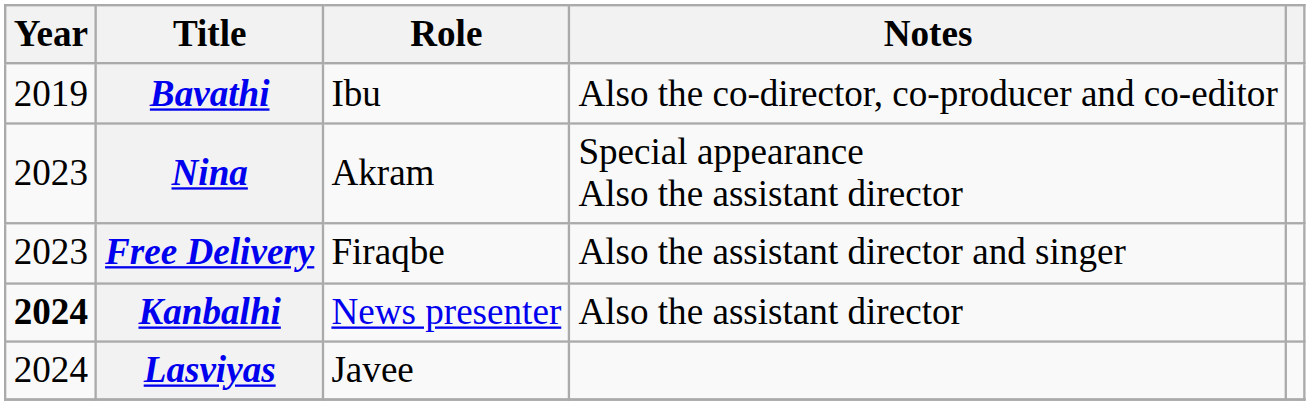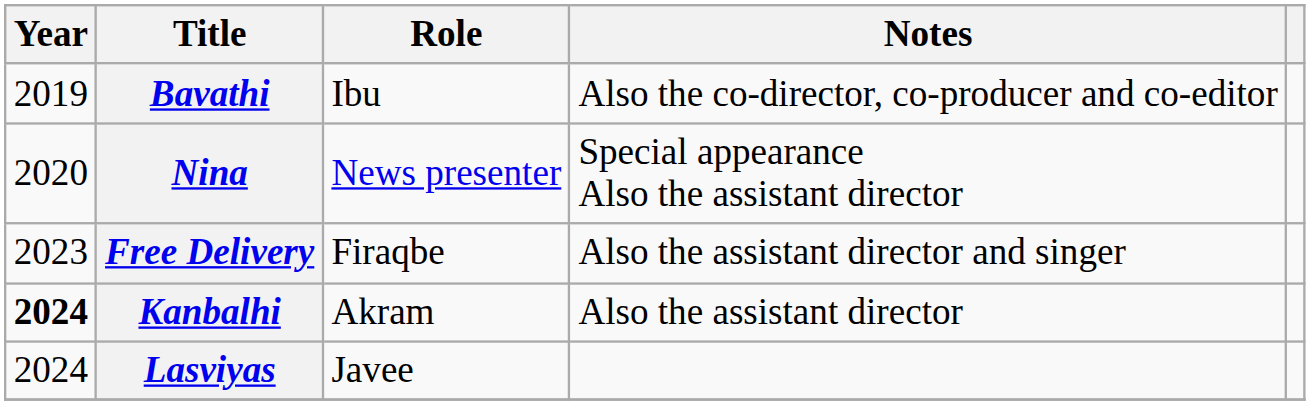(51, 172) 2023 -> (51, 172) 2020
(383, 172) Akram -> (446, 172) News presenter
(446, 311) News presenter -> (383, 311) Akram
